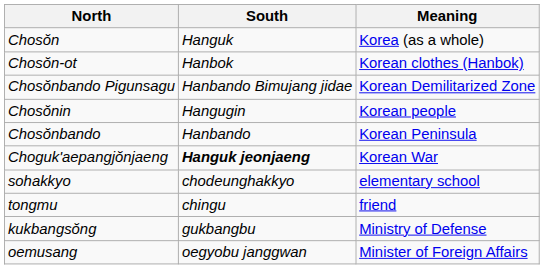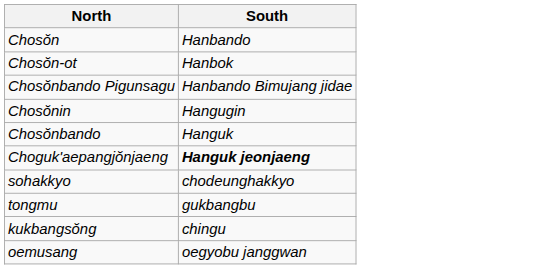- column: (447, 16)
(208, 39) Hanguk -> (216, 39) Hanbando
(216, 134) Hanbando -> (208, 134) Hanguk
(204, 205) chingu -> (219, 205) gukbangbu
(219, 228) gukbangbu -> (204, 228) chingu
